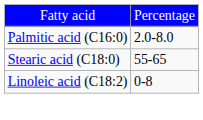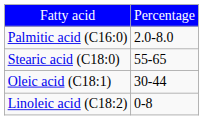+ row: (59, 81)
